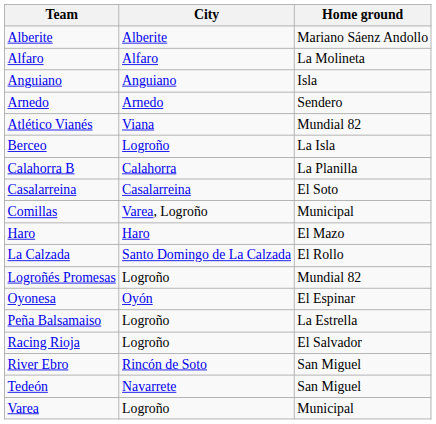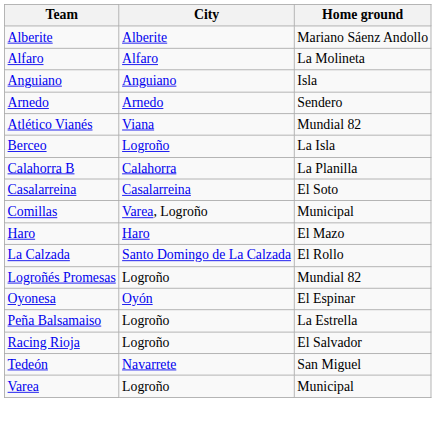- row: (38, 364)
